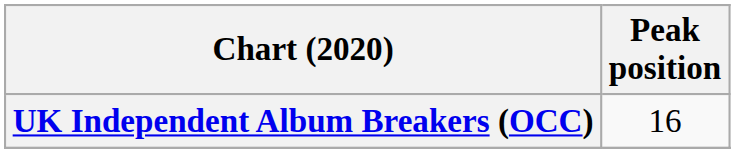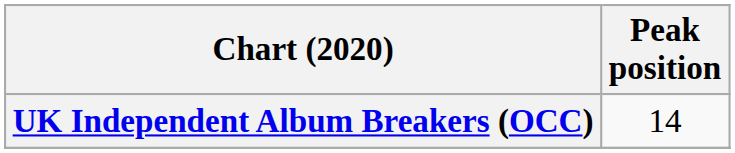(665, 120) 16 -> (665, 120) 14
